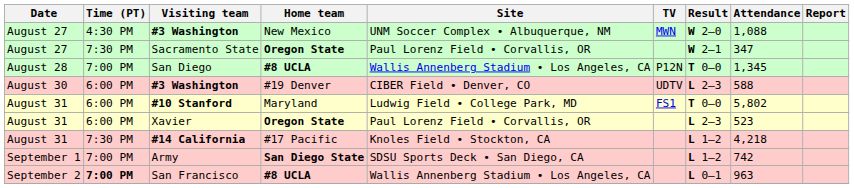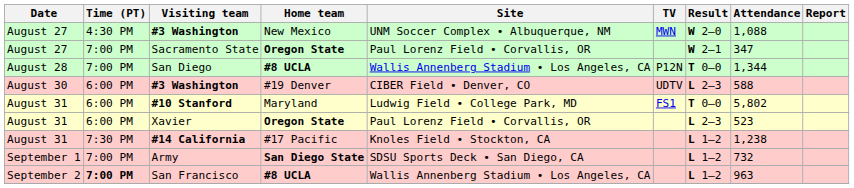(109, 50) 7:30 PM -> (109, 50) 7:00 PM
(750, 68) 1,345 -> (750, 68) 1,344
(750, 139) 4,218 -> (750, 139) 1,238
(744, 157) 742 -> (744, 157) 732
(705, 175) L 0–1 -> (705, 175) L 1–2
